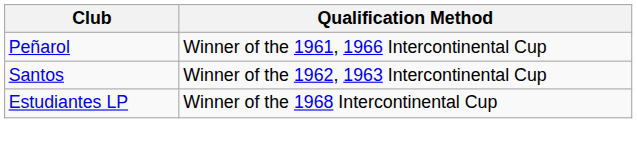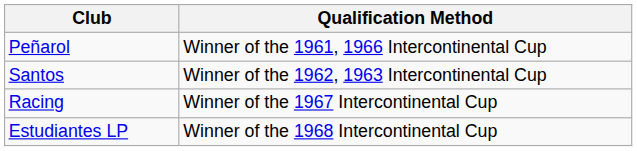+ row: (36, 103)
